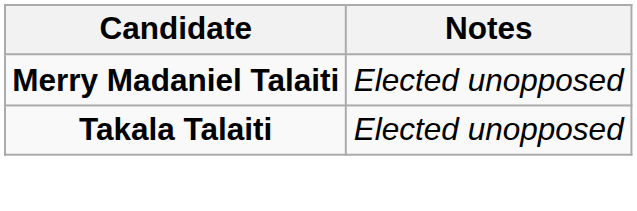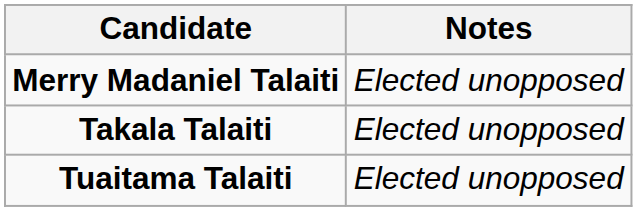+ row: (176, 179)
